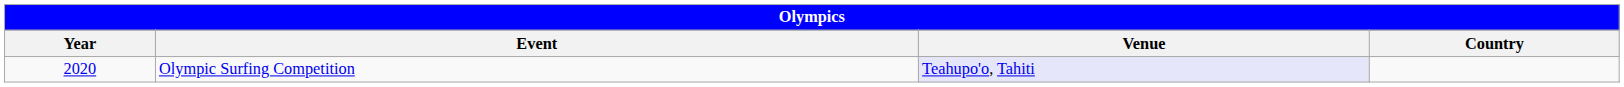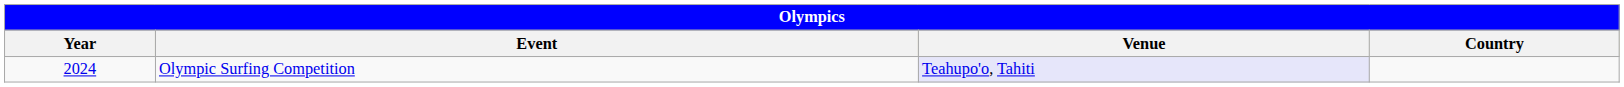(80, 69) 2020 -> (80, 69) 2024
